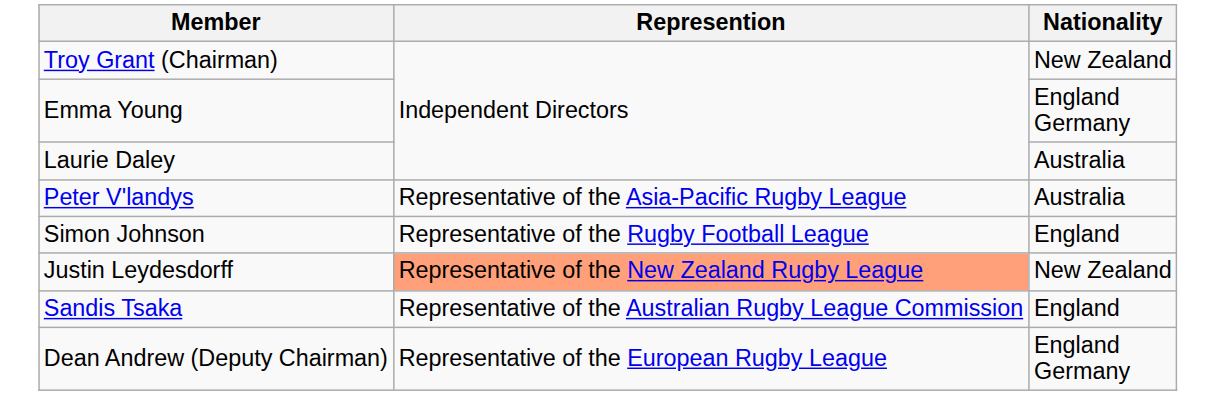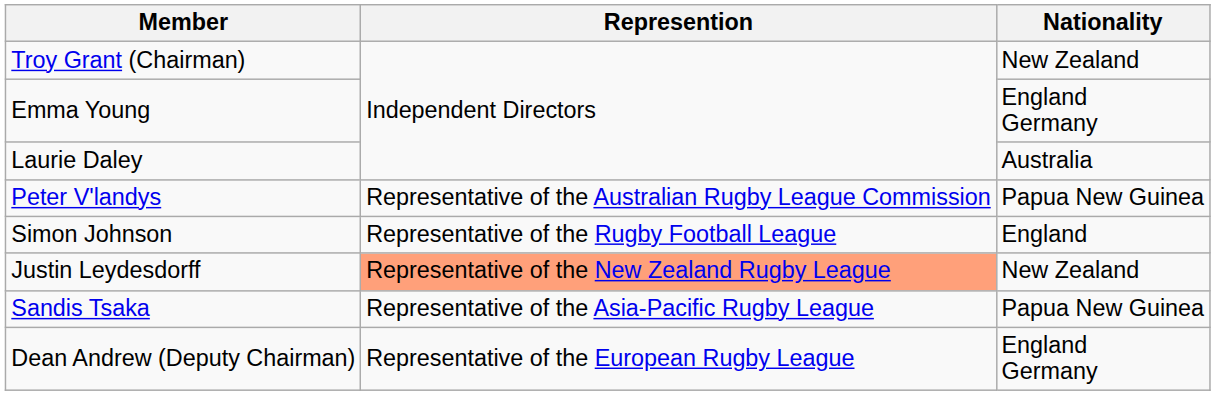(653, 197) Representative of the Asia-Pacific Rugby League -> (678, 197) Representative of the Australian Rugby League Commission
(1079, 197) Australia -> (1103, 197) Papua New Guinea
(711, 308) Representative of the Australian Rugby League Commission -> (620, 308) Representative of the Asia-Pacific Rugby League
(1077, 308) England -> (1103, 308) Papua New Guinea
